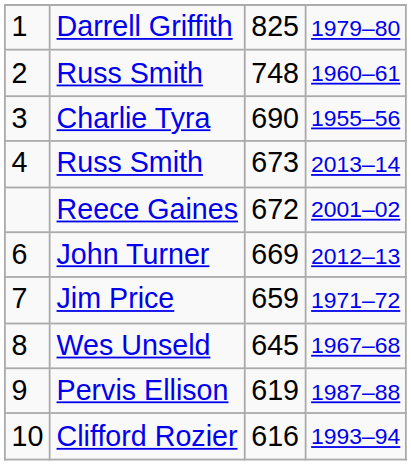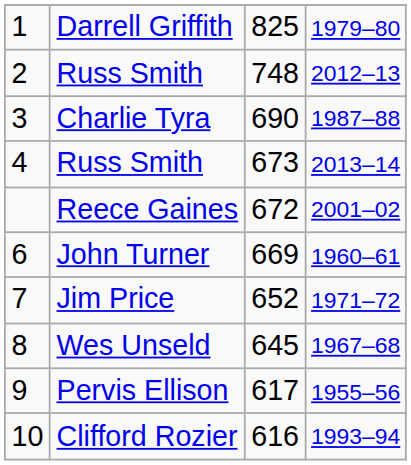(356, 73) 1960–61 -> (356, 73) 2012–13
(356, 118) 1955–56 -> (356, 118) 1987–88
(356, 255) 2012–13 -> (356, 255) 1960–61
(275, 299) 659 -> (275, 299) 652
(275, 390) 619 -> (275, 390) 617
(356, 391) 1987–88 -> (356, 391) 1955–56
